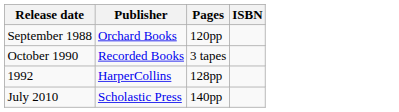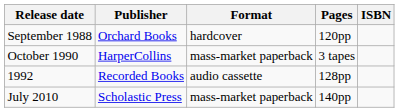+ column: (251, 14)
(141, 55) Recorded Books -> (135, 55) HarperCollins
(135, 76) HarperCollins -> (141, 76) Recorded Books
